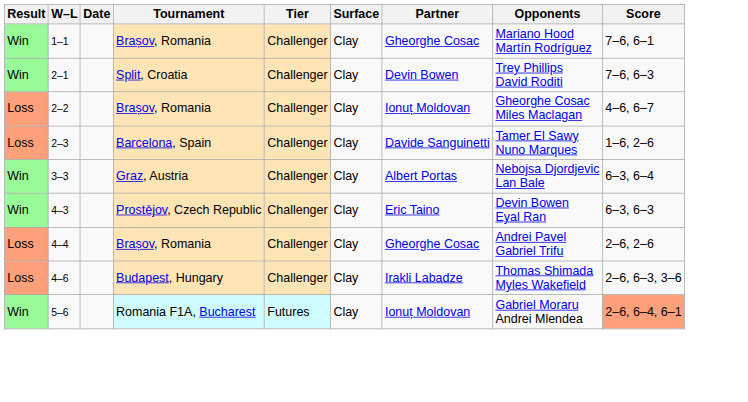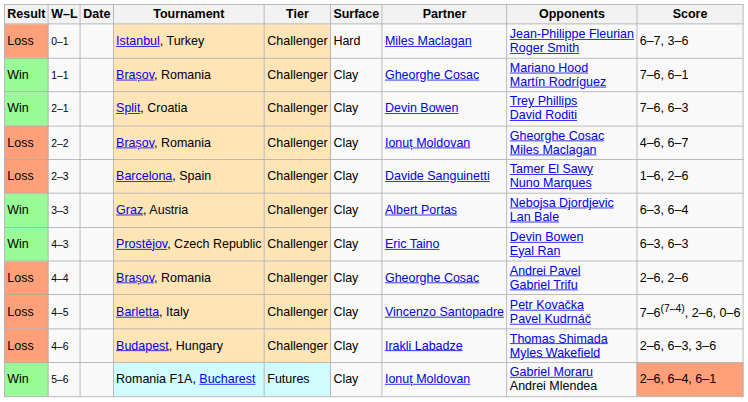+ row: (60, 41)
+ row: (60, 312)
